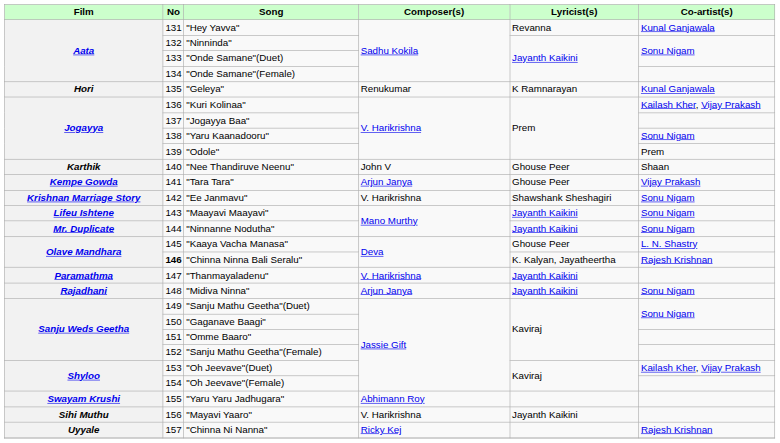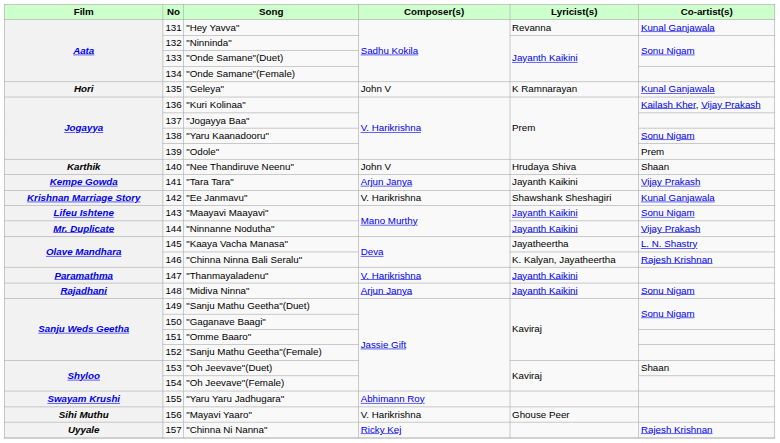(386, 89) Renukumar -> (376, 89) John V
(541, 167) Ghouse Peer -> (544, 167) Hrudaya Shiva
(541, 182) Ghouse Peer -> (545, 182) Jayanth Kaikini
(668, 197) Sonu Nigam -> (678, 197) Kunal Ganjawala
(668, 228) Sonu Nigam -> (671, 228) Vijay Prakash
(541, 244) Ghouse Peer -> (540, 244) Jayatheertha
(174, 259) bold -> (174, 259) normal
(701, 368) Kailash Kher, Vijay Prakash -> (655, 368) Shaan
(545, 414) Jayanth Kaikini -> (541, 414) Ghouse Peer
